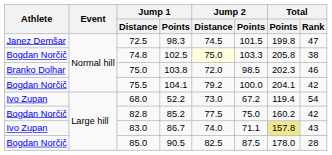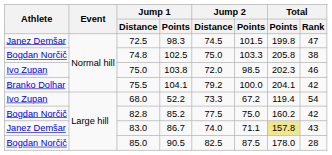(213, 56) lightyellow background -> (213, 56) no background
(36, 70) Branko Dolhar -> (27, 70) Ivo Zupan
(37, 85) Bogdan Norčič -> (36, 85) Branko Dolhar
(213, 99) 73.0 -> (213, 99) 73.3
(27, 128) Ivo Zupan -> (36, 128) Janez Demšar
